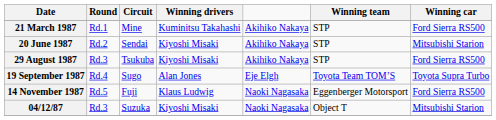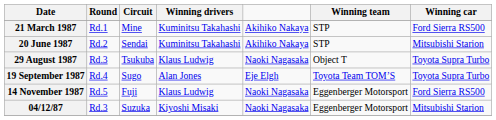(188, 44) Kiyoshi Misaki -> (200, 44) Kuminitsu Takahashi
(188, 60) Kiyoshi Misaki -> (186, 60) Klaus Ludwig
(277, 60) Akihiko Nakaya -> (277, 60) Naoki Nagasaka
(321, 60) STP -> (330, 60) Object T
(449, 60) Ford Sierra RS500 -> (451, 60) Toyota Supra Turbo
(330, 108) Object T -> (360, 108) Eggenberger Motorsport
